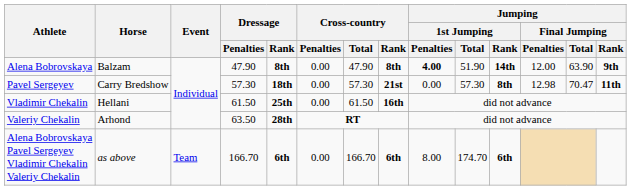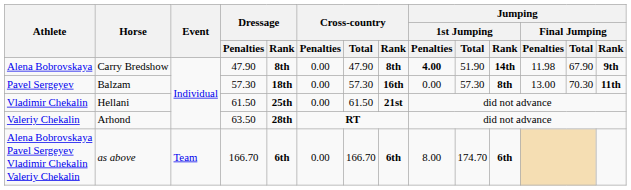(114, 67) Balzam -> (133, 67) Carry Bredshow
(543, 67) 12.00 -> (543, 67) 11.98
(581, 67) 63.90 -> (581, 67) 67.90
(133, 85) Carry Bredshow -> (114, 85) Balzam
(393, 85) 21st -> (393, 85) 16th
(543, 85) 12.98 -> (543, 85) 13.00
(581, 85) 70.47 -> (581, 85) 70.30
(393, 102) 16th -> (393, 102) 21st
